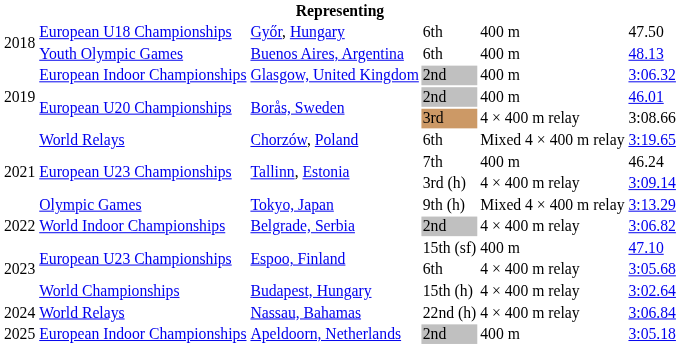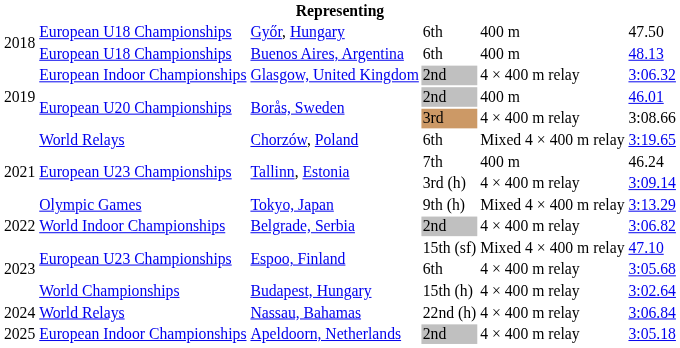(111, 53) Youth Olympic Games -> (135, 53) European U18 Championships
(500, 75) 400 m -> (530, 75) 4 × 400 m relay
(500, 247) 400 m -> (552, 247) Mixed 4 × 400 m relay
(500, 334) 400 m -> (530, 334) 4 × 400 m relay
